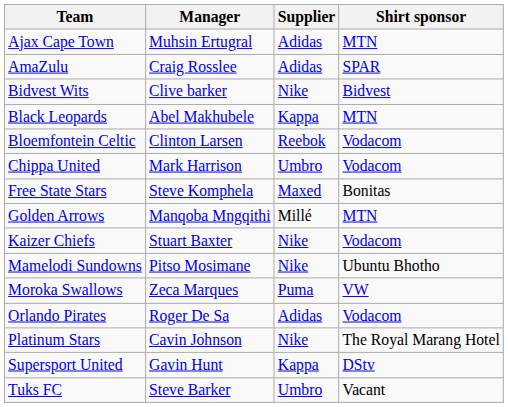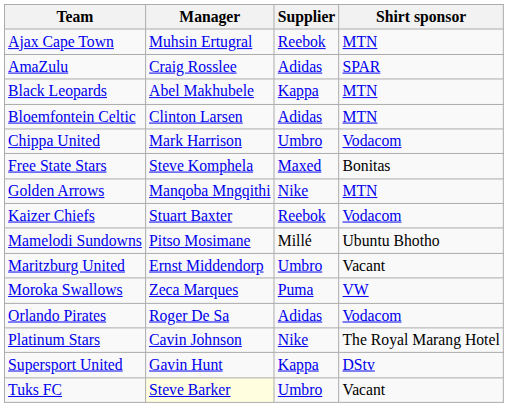(300, 41) Adidas -> (302, 41) Reebok
- row: (48, 91)
(302, 141) Reebok -> (300, 116) Adidas
(372, 141) Vodacom -> (360, 116) MTN
(295, 215) Millé -> (293, 191) Nike
(293, 240) Nike -> (302, 215) Reebok
(293, 265) Nike -> (295, 240) Millé
+ row: (67, 265)
(190, 389) no background -> (190, 389) lightyellow background
